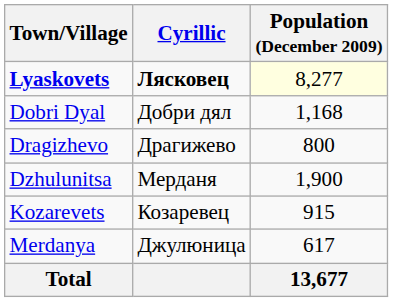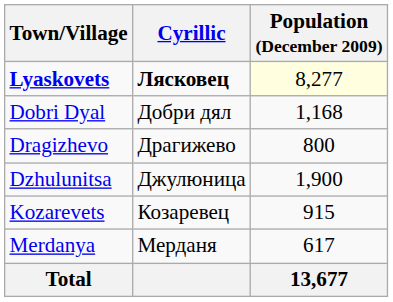(177, 178) Мерданя -> (192, 178) Джулюница
(192, 245) Джулюница -> (177, 245) Мерданя
